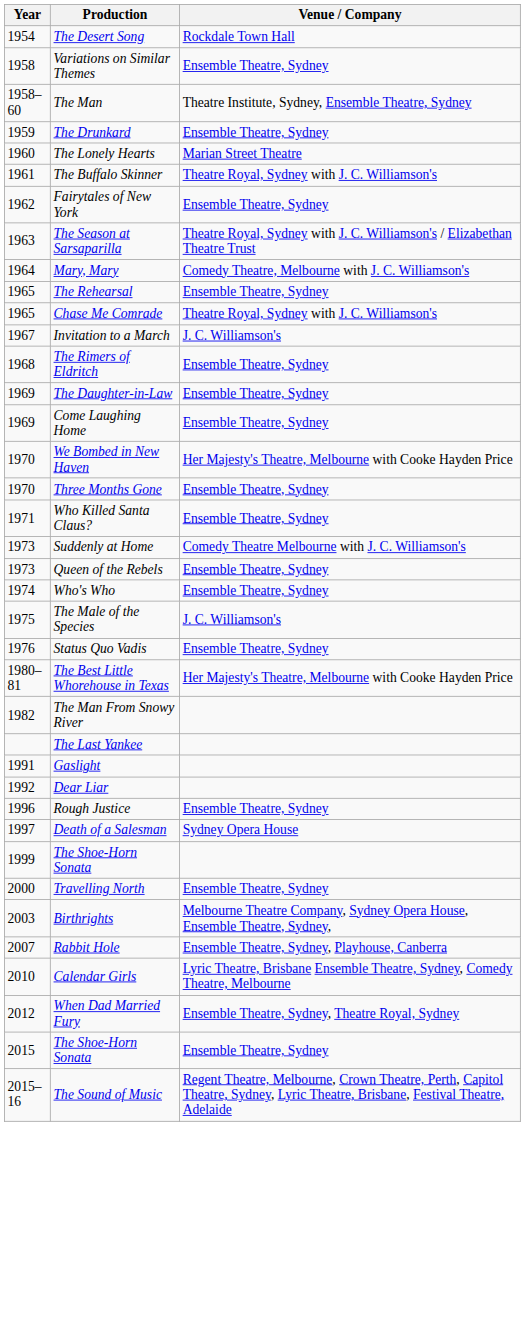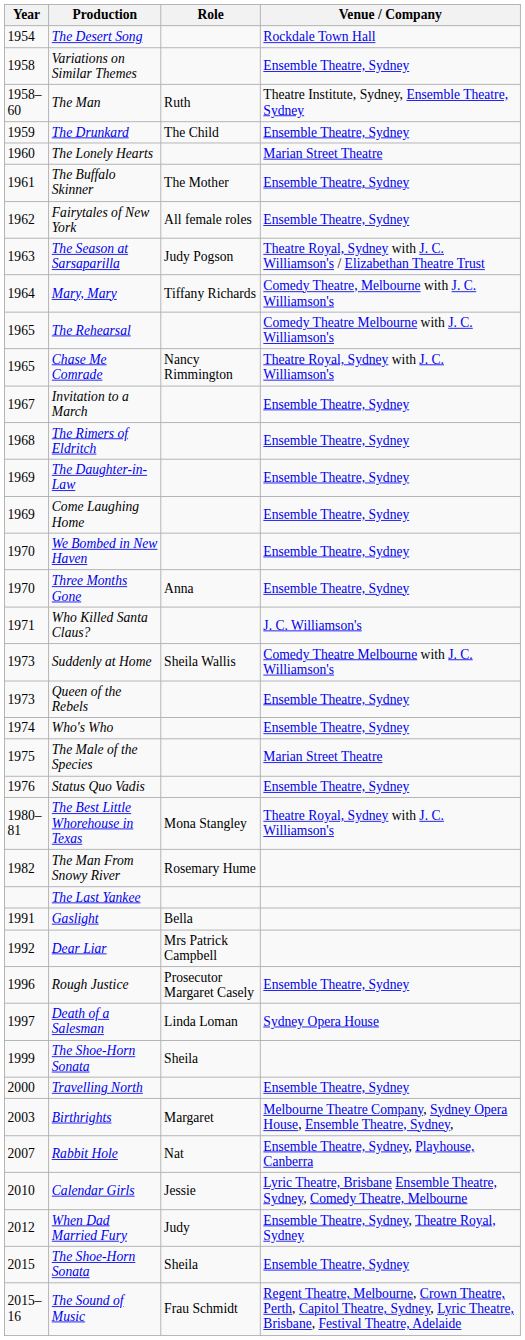+ column: (211, 15)
(310, 175) Theatre Royal, Sydney with J. C. Williamson's -> (336, 182) Ensemble Theatre, Sydney
(256, 292) Ensemble Theatre, Sydney -> (368, 330) Comedy Theatre Melbourne with J. C. Williamson's
(232, 335) J. C. Williamson's -> (336, 404) Ensemble Theatre, Sydney
(348, 459) Her Majesty's Theatre, Melbourne with Cooke Hayden Price -> (336, 551) Ensemble Theatre, Sydney
(256, 518) Ensemble Theatre, Sydney -> (313, 625) J. C. Williamson's
(232, 619) J. C. Williamson's -> (323, 757) Marian Street Theatre
(348, 678) Her Majesty's Theatre, Melbourne with Cooke Hayden Price -> (354, 823) Theatre Royal, Sydney with J. C. Williamson's
